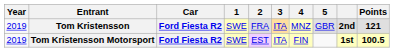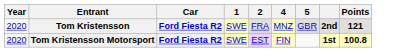- column: (280, 12)
(17, 26) 2019 -> (17, 26) 2020
(17, 41) 2019 -> (17, 41) 2020
(373, 41) 100.5 -> (355, 41) 100.8
